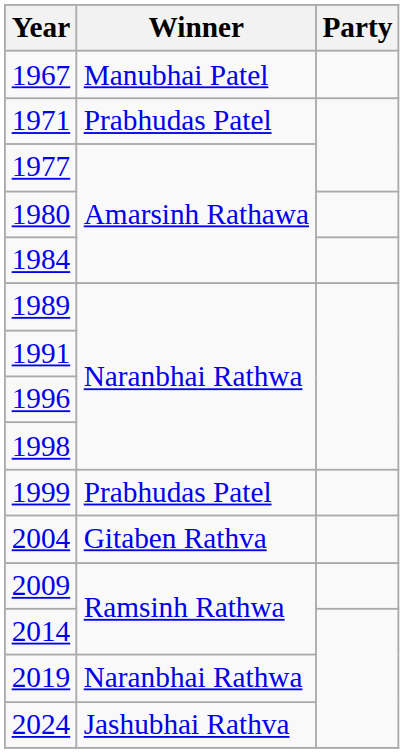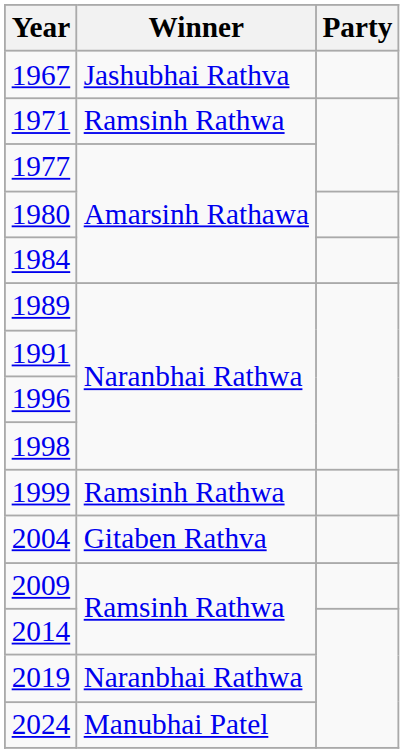(176, 74) Manubhai Patel -> (187, 74) Jashubhai Rathva
(178, 120) Prabhudas Patel -> (184, 120) Ramsinh Rathwa
(178, 492) Prabhudas Patel -> (184, 492) Ramsinh Rathwa
(187, 724) Jashubhai Rathva -> (176, 724) Manubhai Patel
